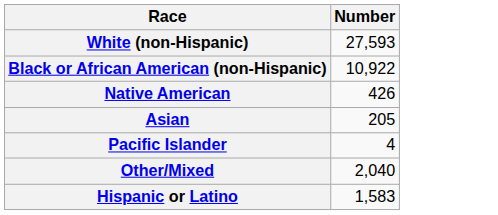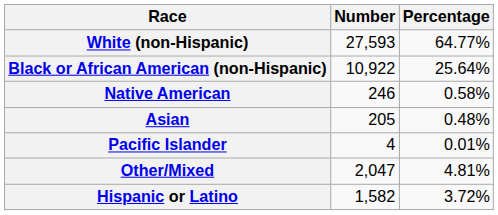+ column: (446, 17)
(382, 94) 426 -> (382, 94) 246
(375, 171) 2,040 -> (375, 171) 2,047
(375, 196) 1,583 -> (375, 196) 1,582
